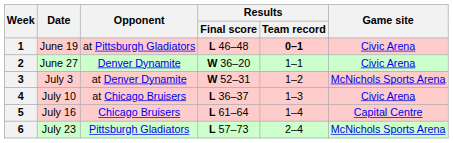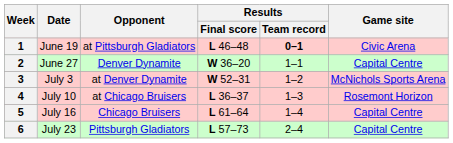(388, 63) Civic Arena -> (388, 63) Capital Centre
(388, 96) Civic Arena -> (388, 96) Rosemont Horizon
(388, 129) McNichols Sports Arena -> (388, 129) Capital Centre
